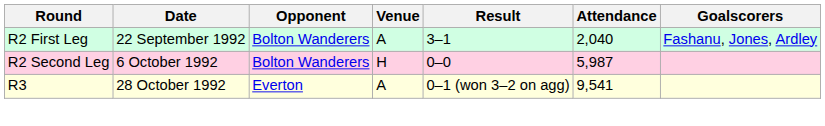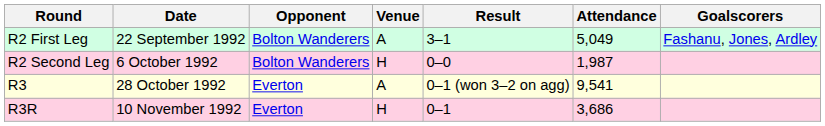(595, 39) 2,040 -> (595, 39) 5,049
(595, 62) 5,987 -> (595, 62) 1,987
+ row: (23, 109)
